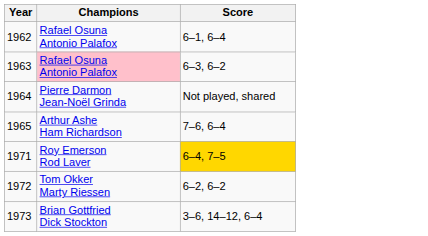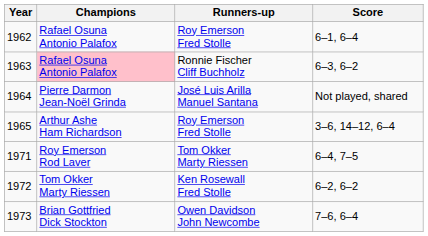+ column: (244, 13)
(204, 126) 7–6, 6–4 -> (355, 126) 3–6, 14–12, 6–4
(204, 156) gold background -> (337, 156) no background
(223, 216) 3–6, 14–12, 6–4 -> (337, 216) 7–6, 6–4
